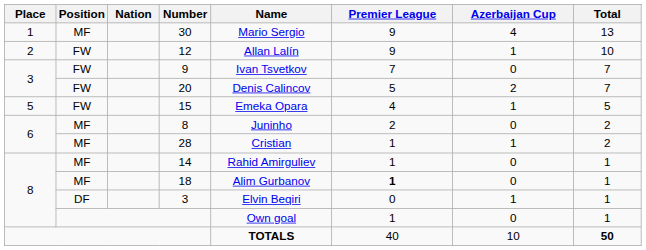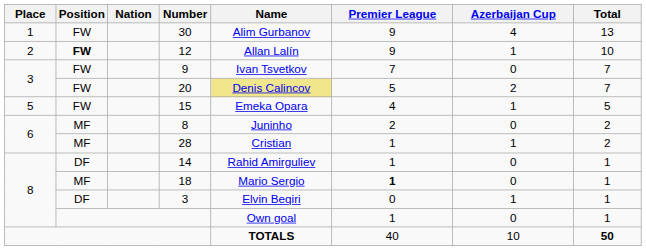(82, 32) MF -> (82, 32) FW
(271, 32) Mario Sergio -> (271, 32) Alim Gurbanov
(82, 51) normal -> (82, 51) bold
(271, 88) no background -> (271, 88) khaki background
(82, 162) MF -> (82, 162) DF
(271, 181) Alim Gurbanov -> (271, 181) Mario Sergio
